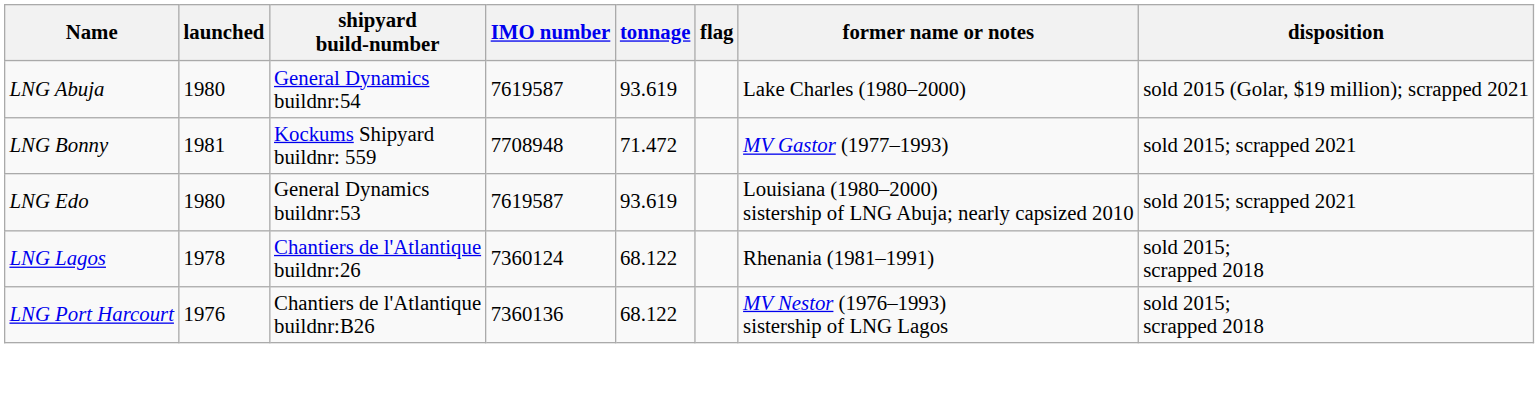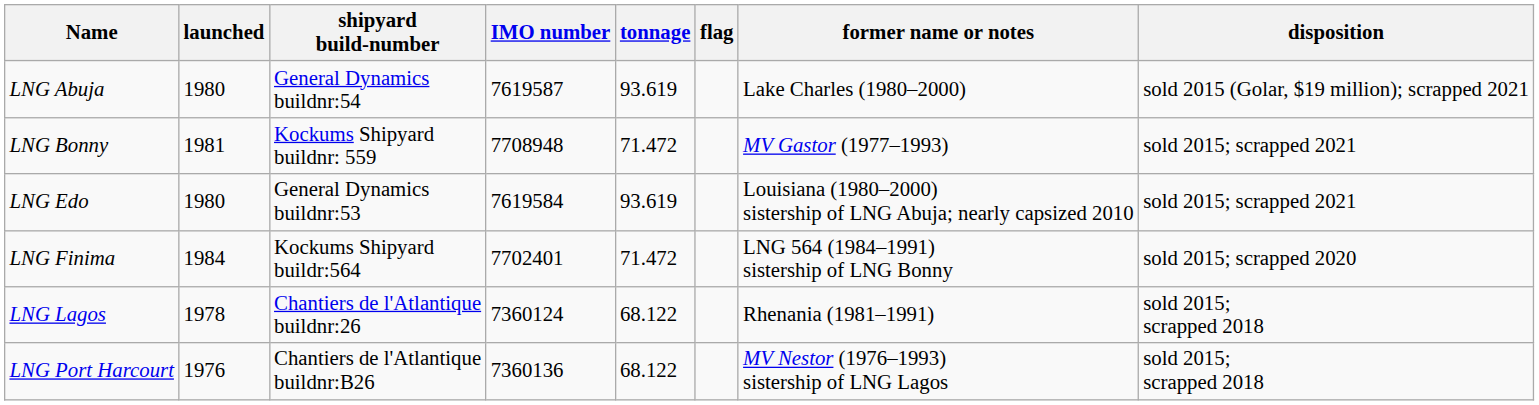(527, 201) 7619587 -> (527, 201) 7619584
+ row: (62, 258)
